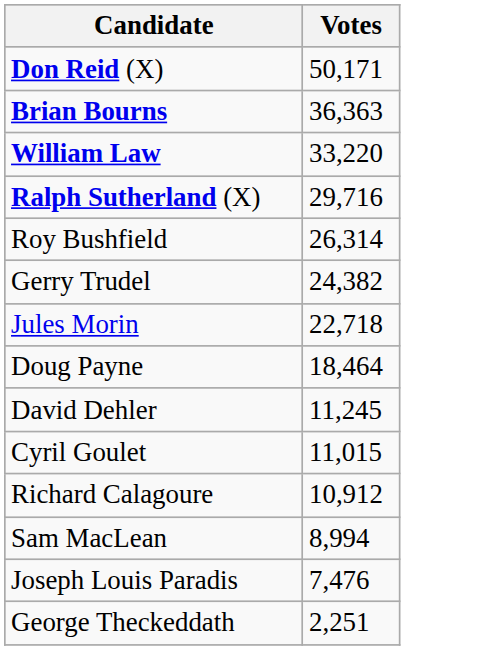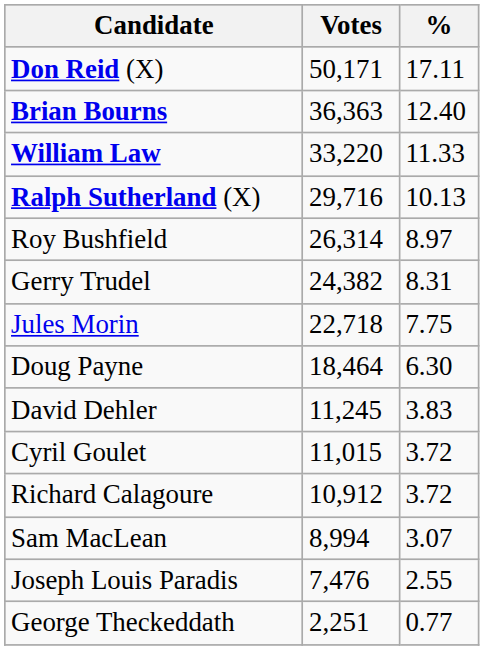+ column: (439, 25)
